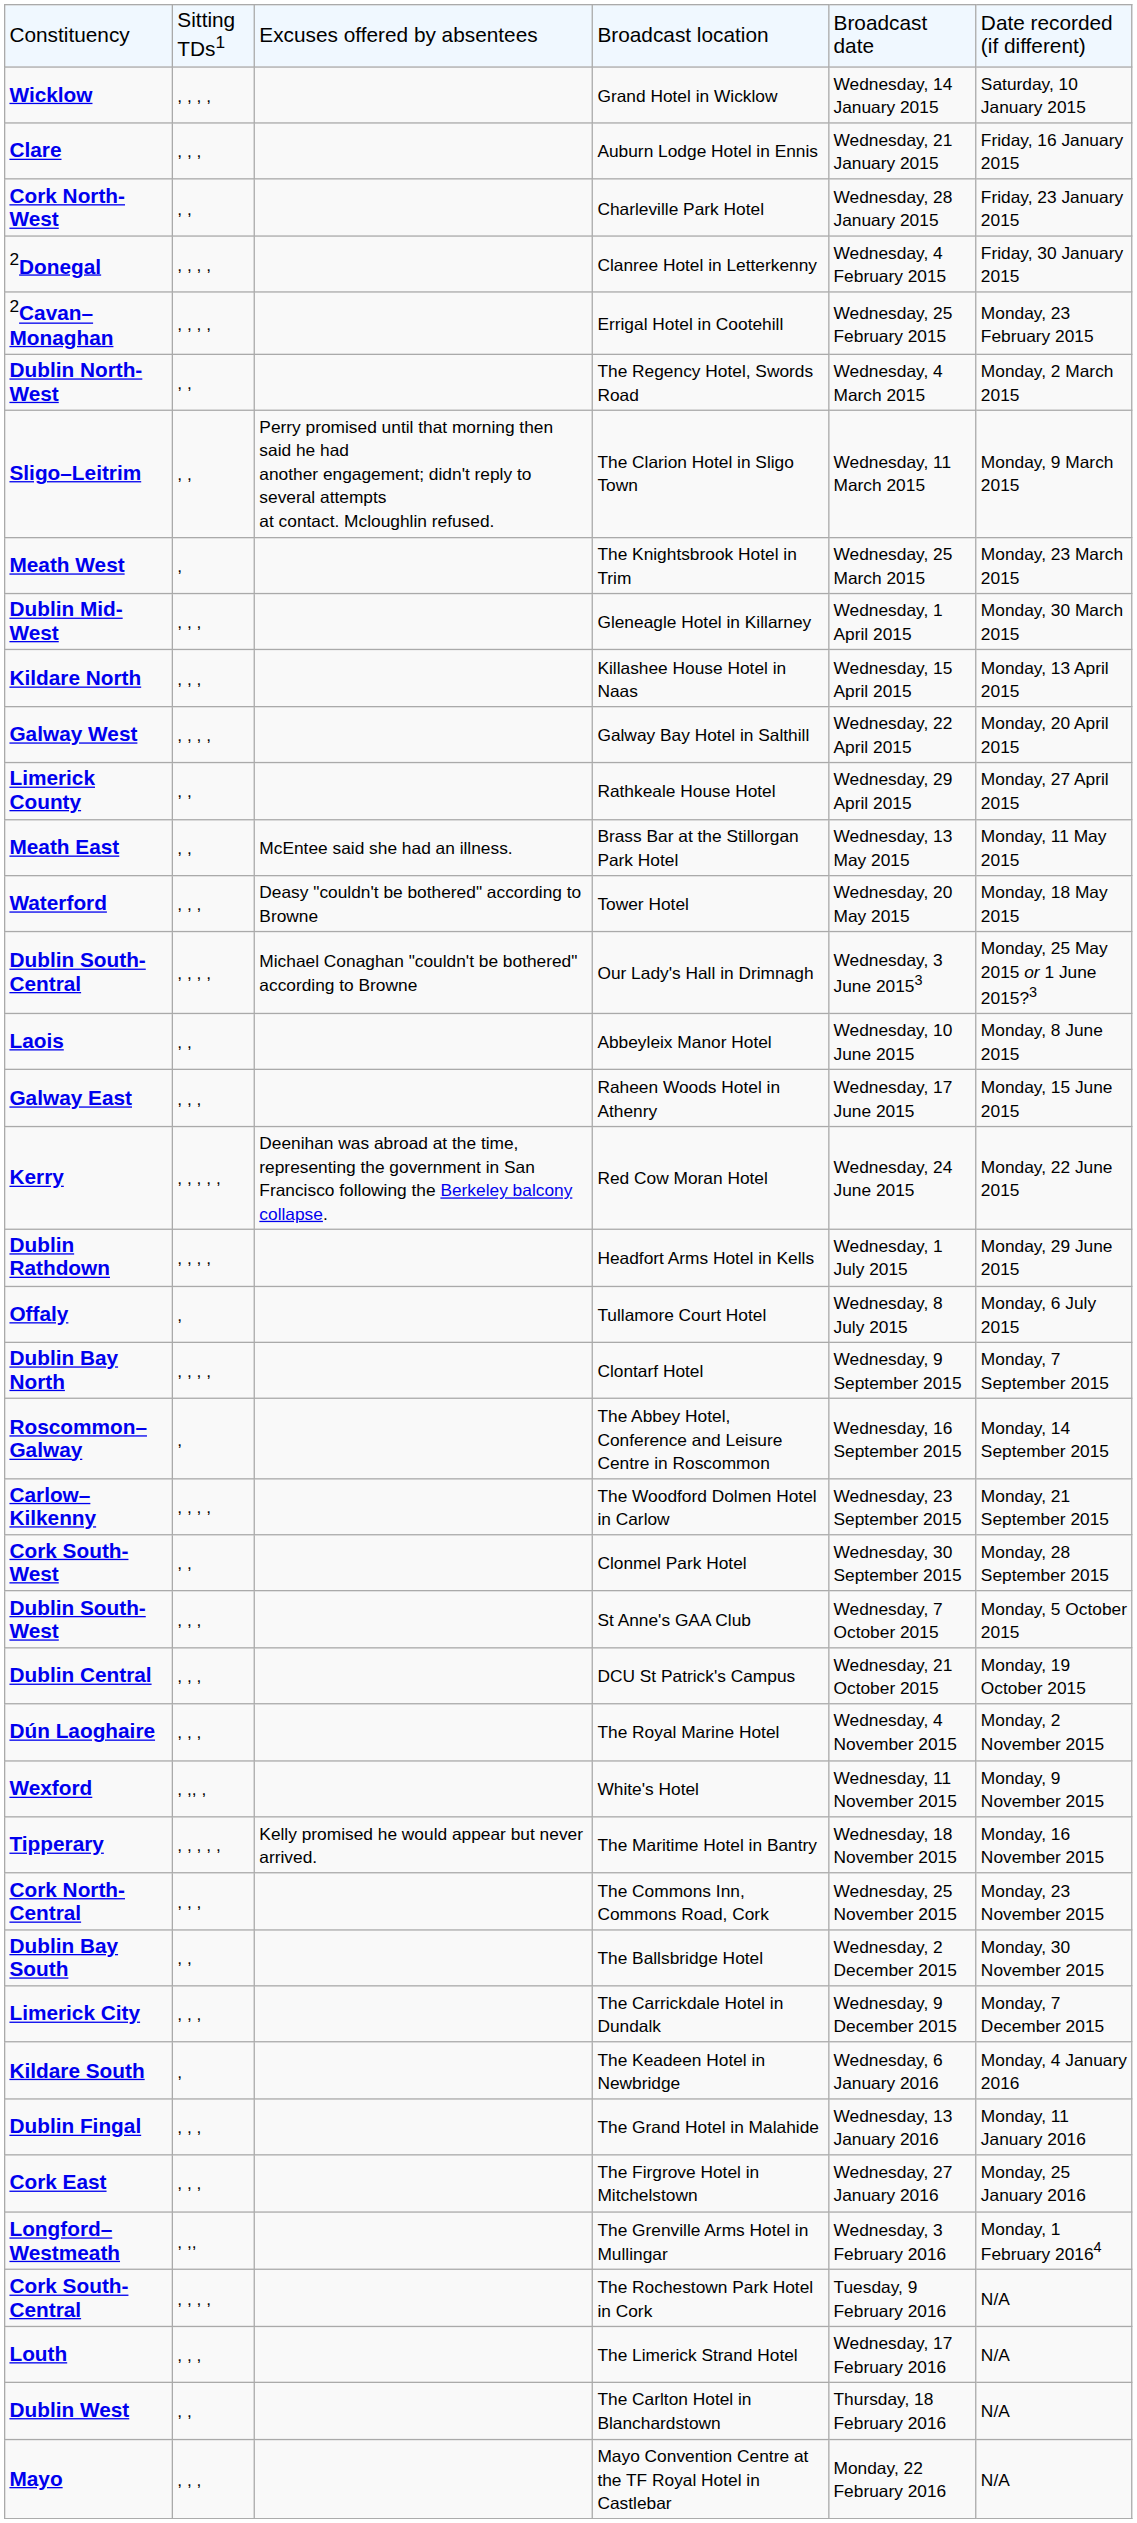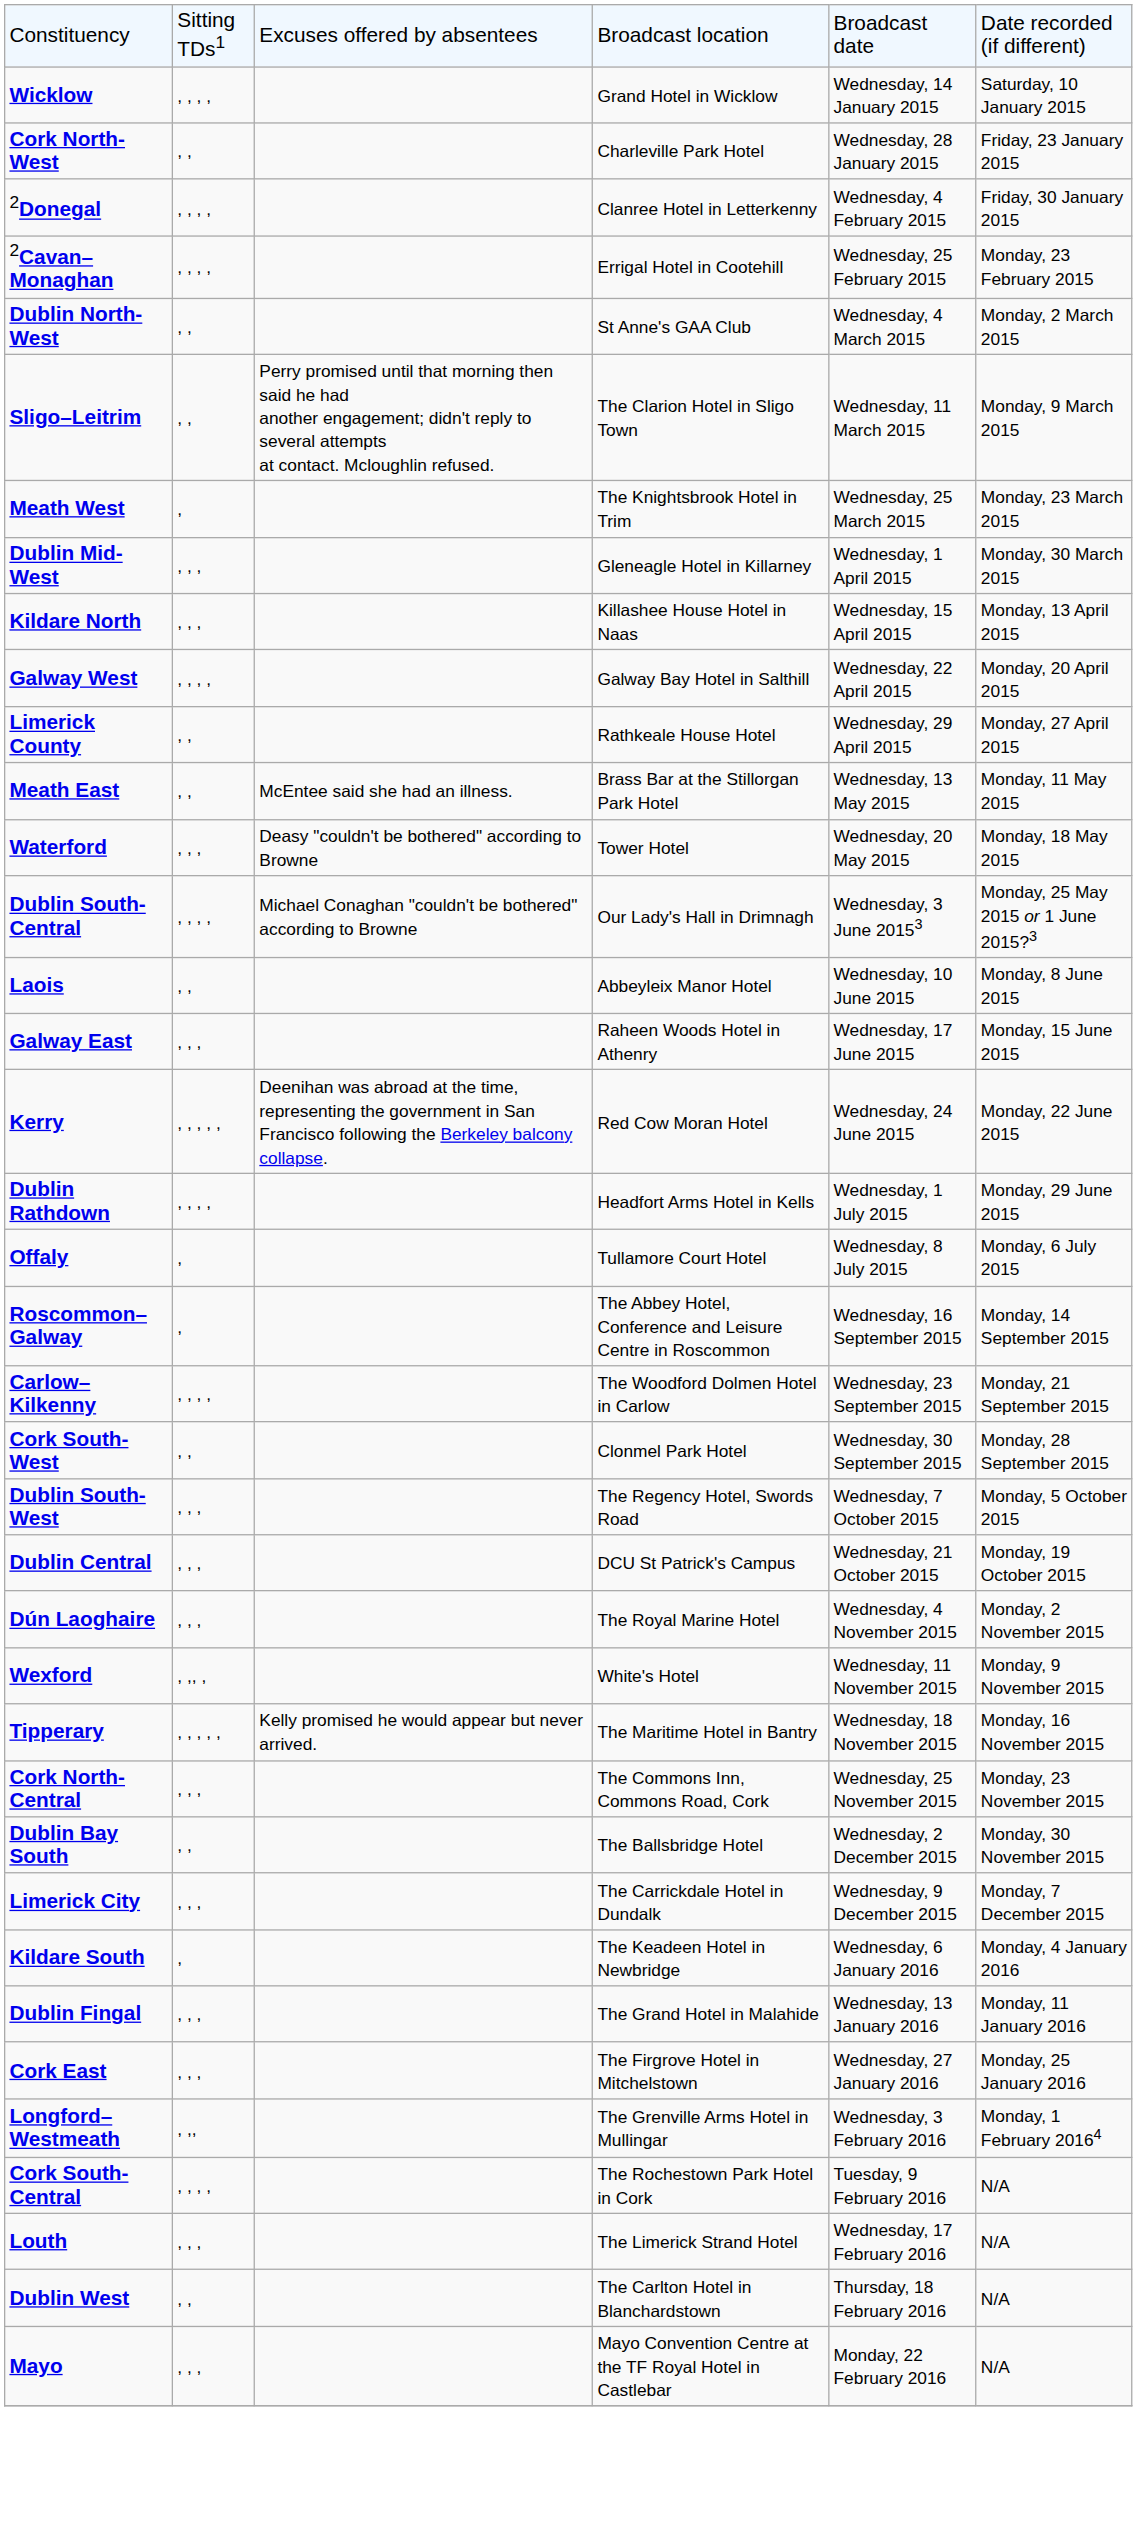- row: (35, 151)
(705, 383) The Regency Hotel, Swords Road -> (674, 327) St Anne's GAA Club
- row: (64, 1370)
(674, 1620) St Anne's GAA Club -> (705, 1507) The Regency Hotel, Swords Road
